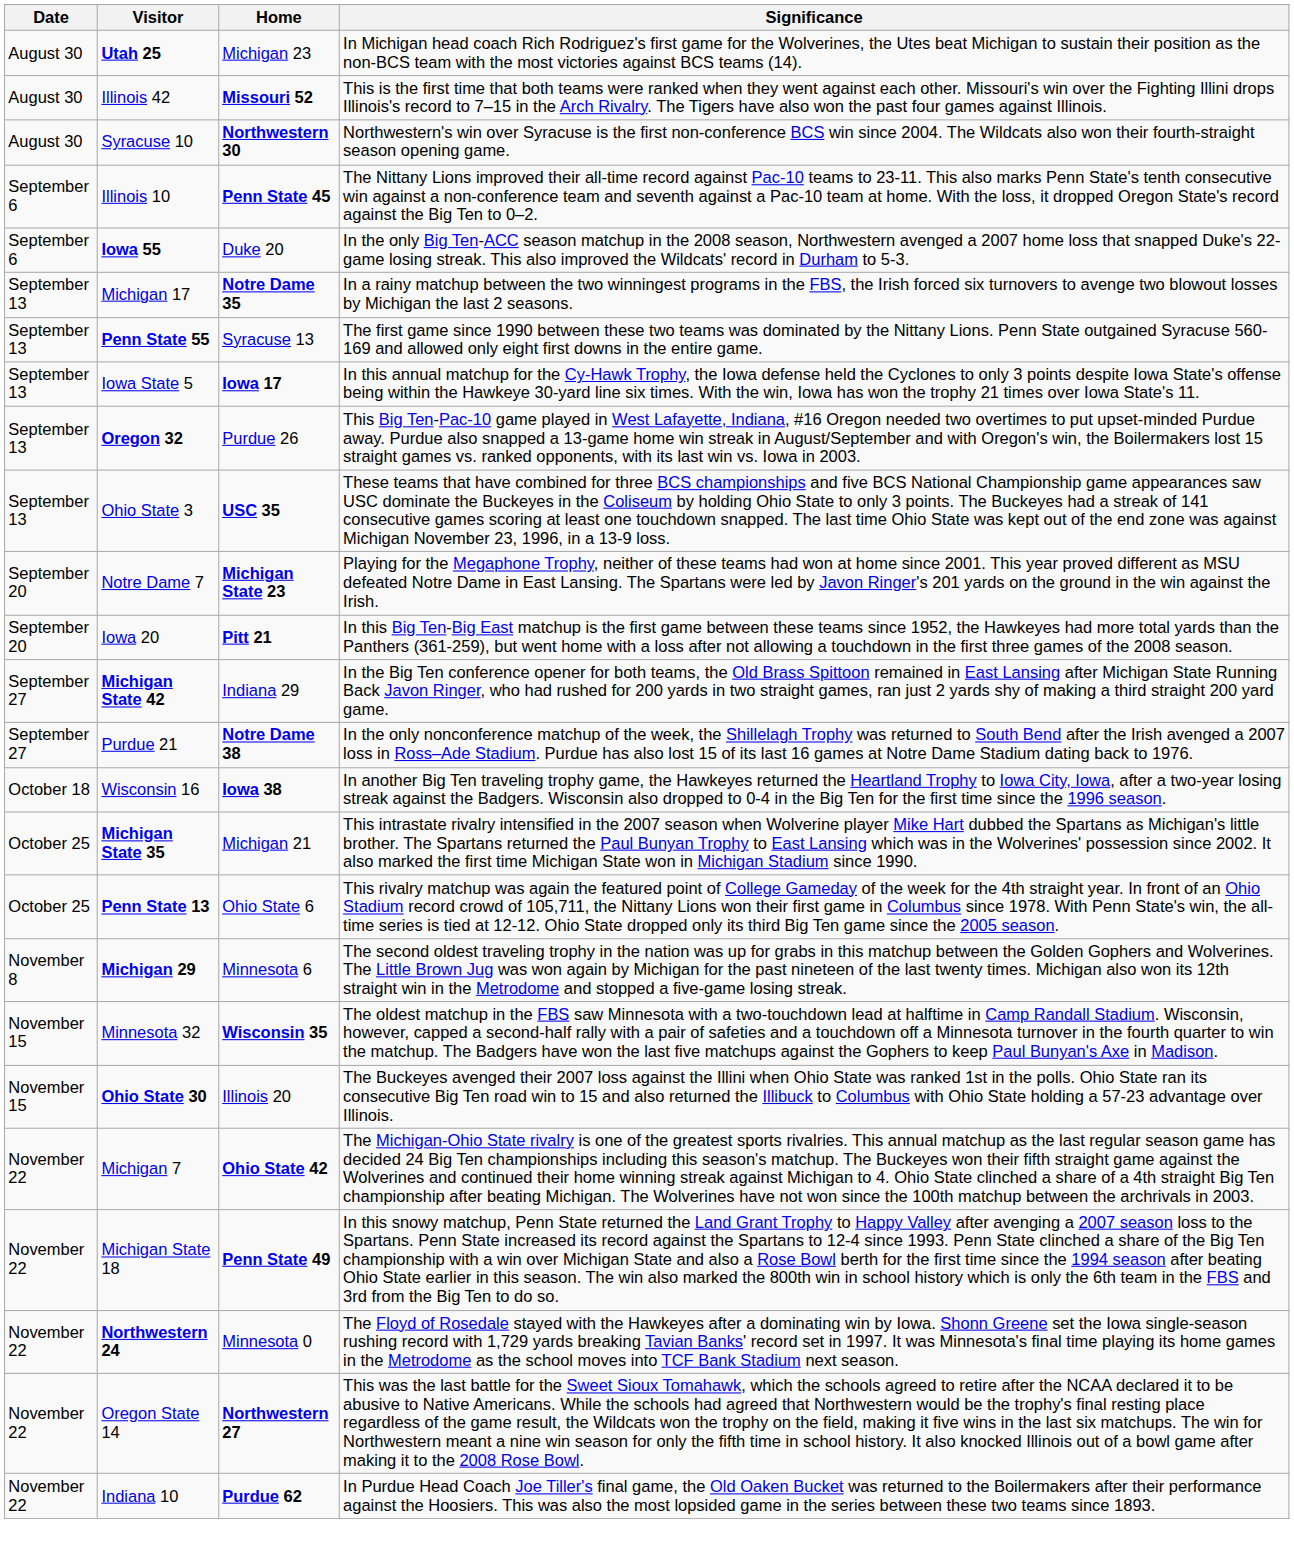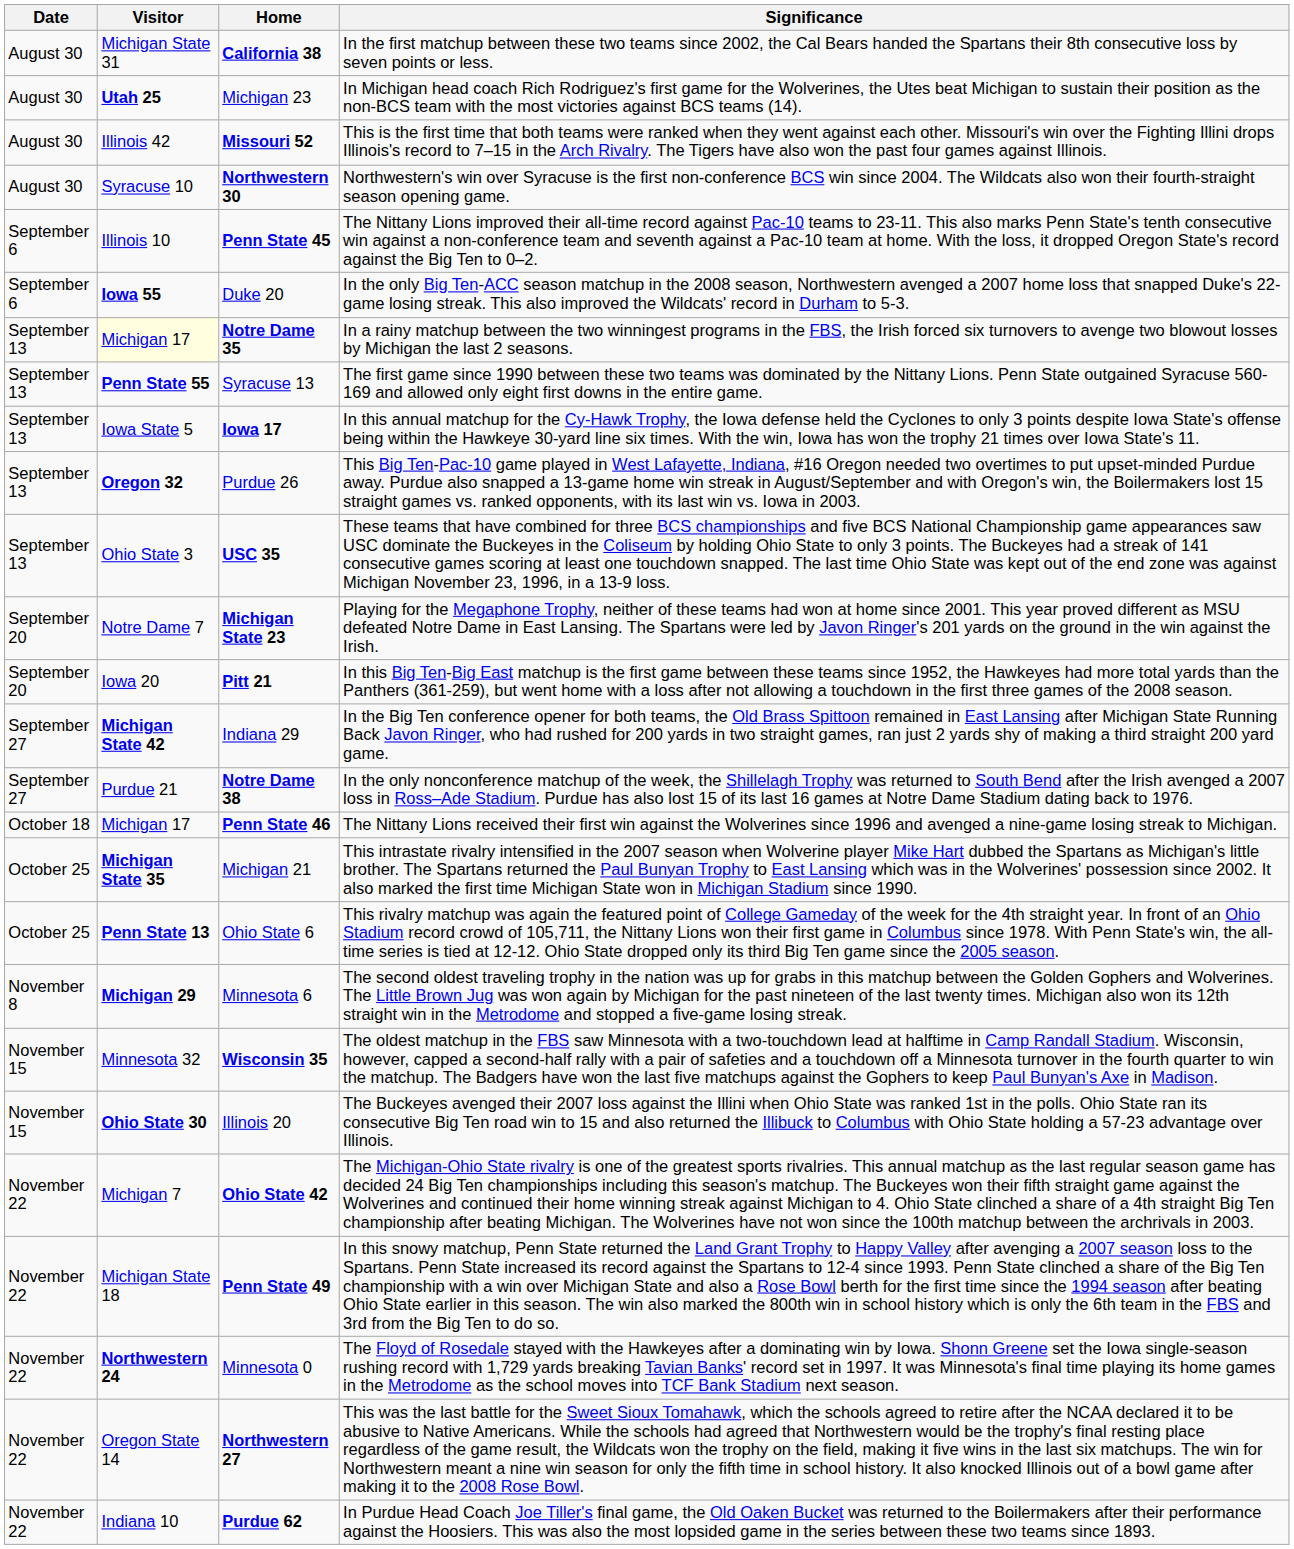+ row: (272, 52)
(146, 294) no background -> (146, 339) lightyellow background
+ row: (276, 825)
- row: (252, 789)
